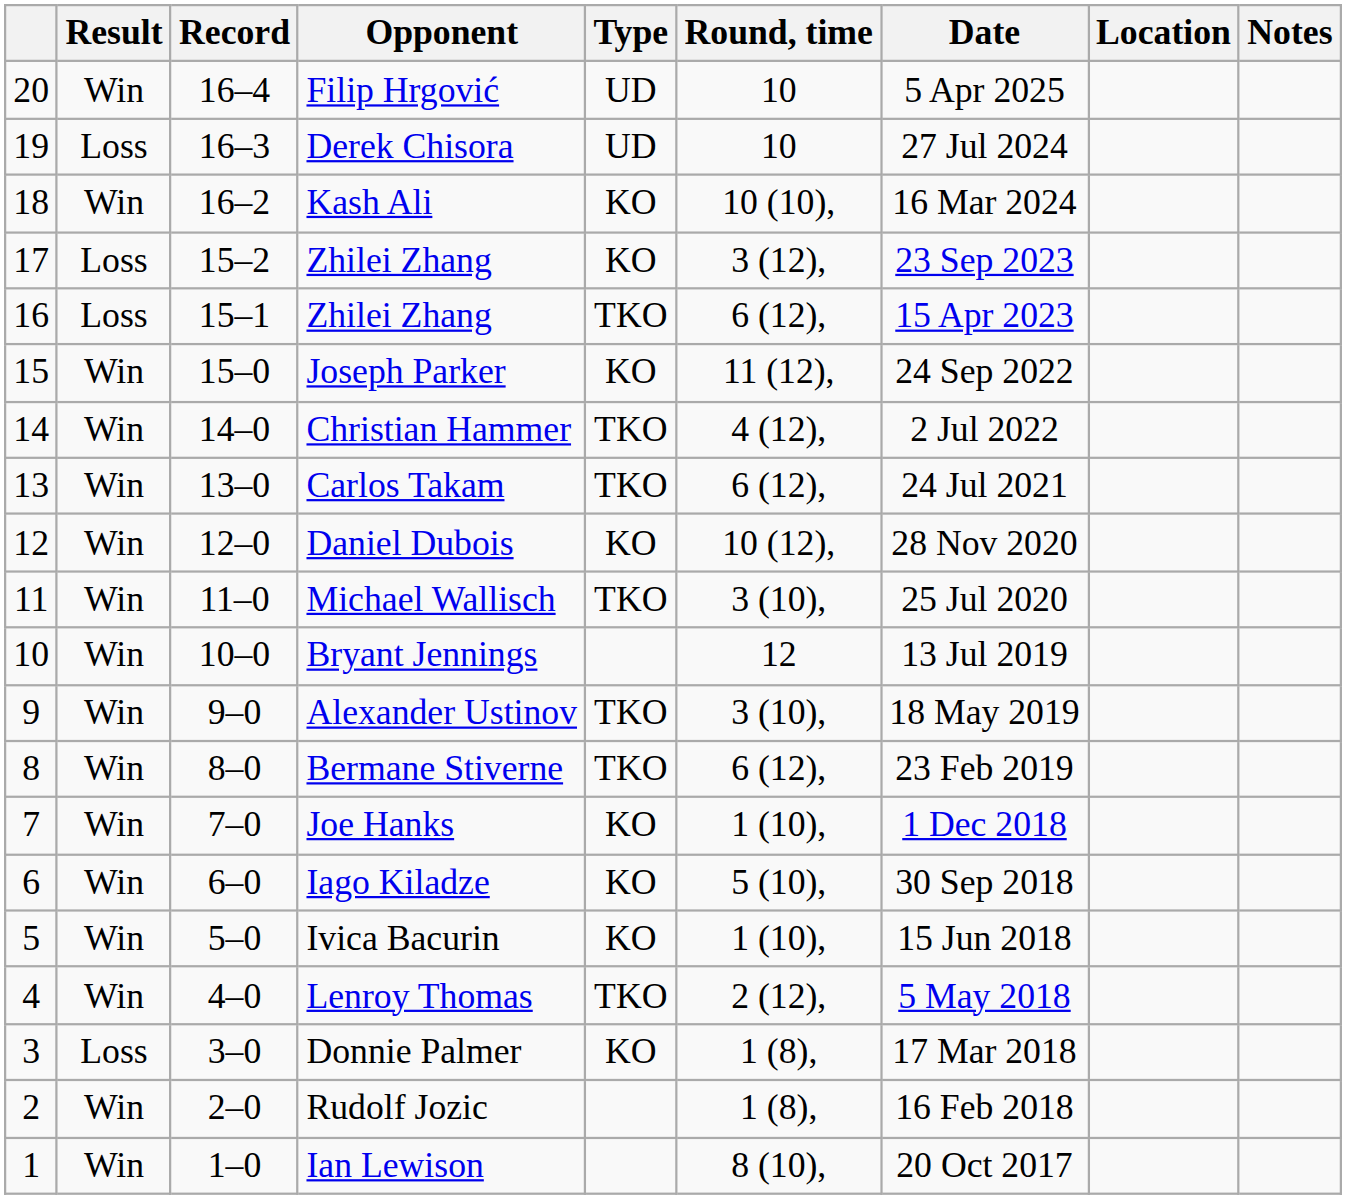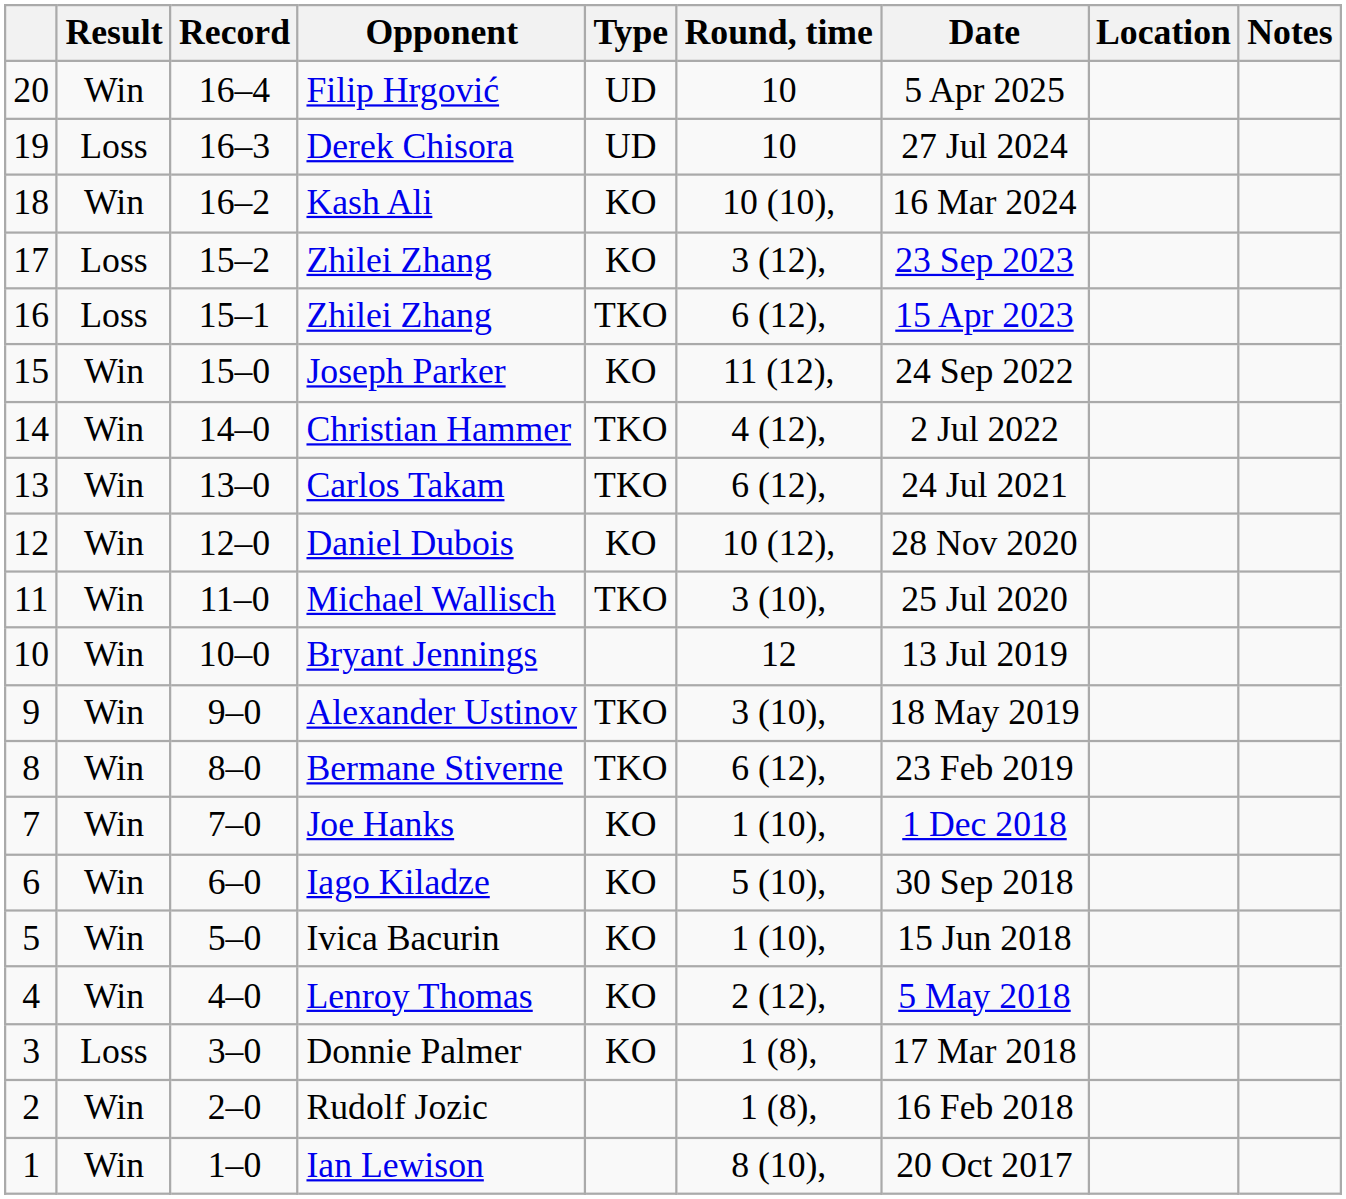(631, 994) TKO -> (631, 994) KO
